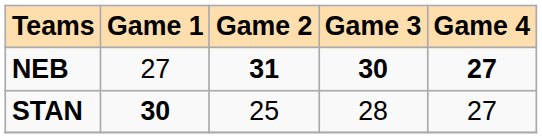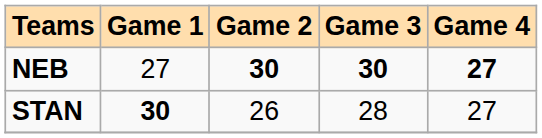(264, 68) 31 -> (264, 68) 30
(264, 111) 25 -> (264, 111) 26
